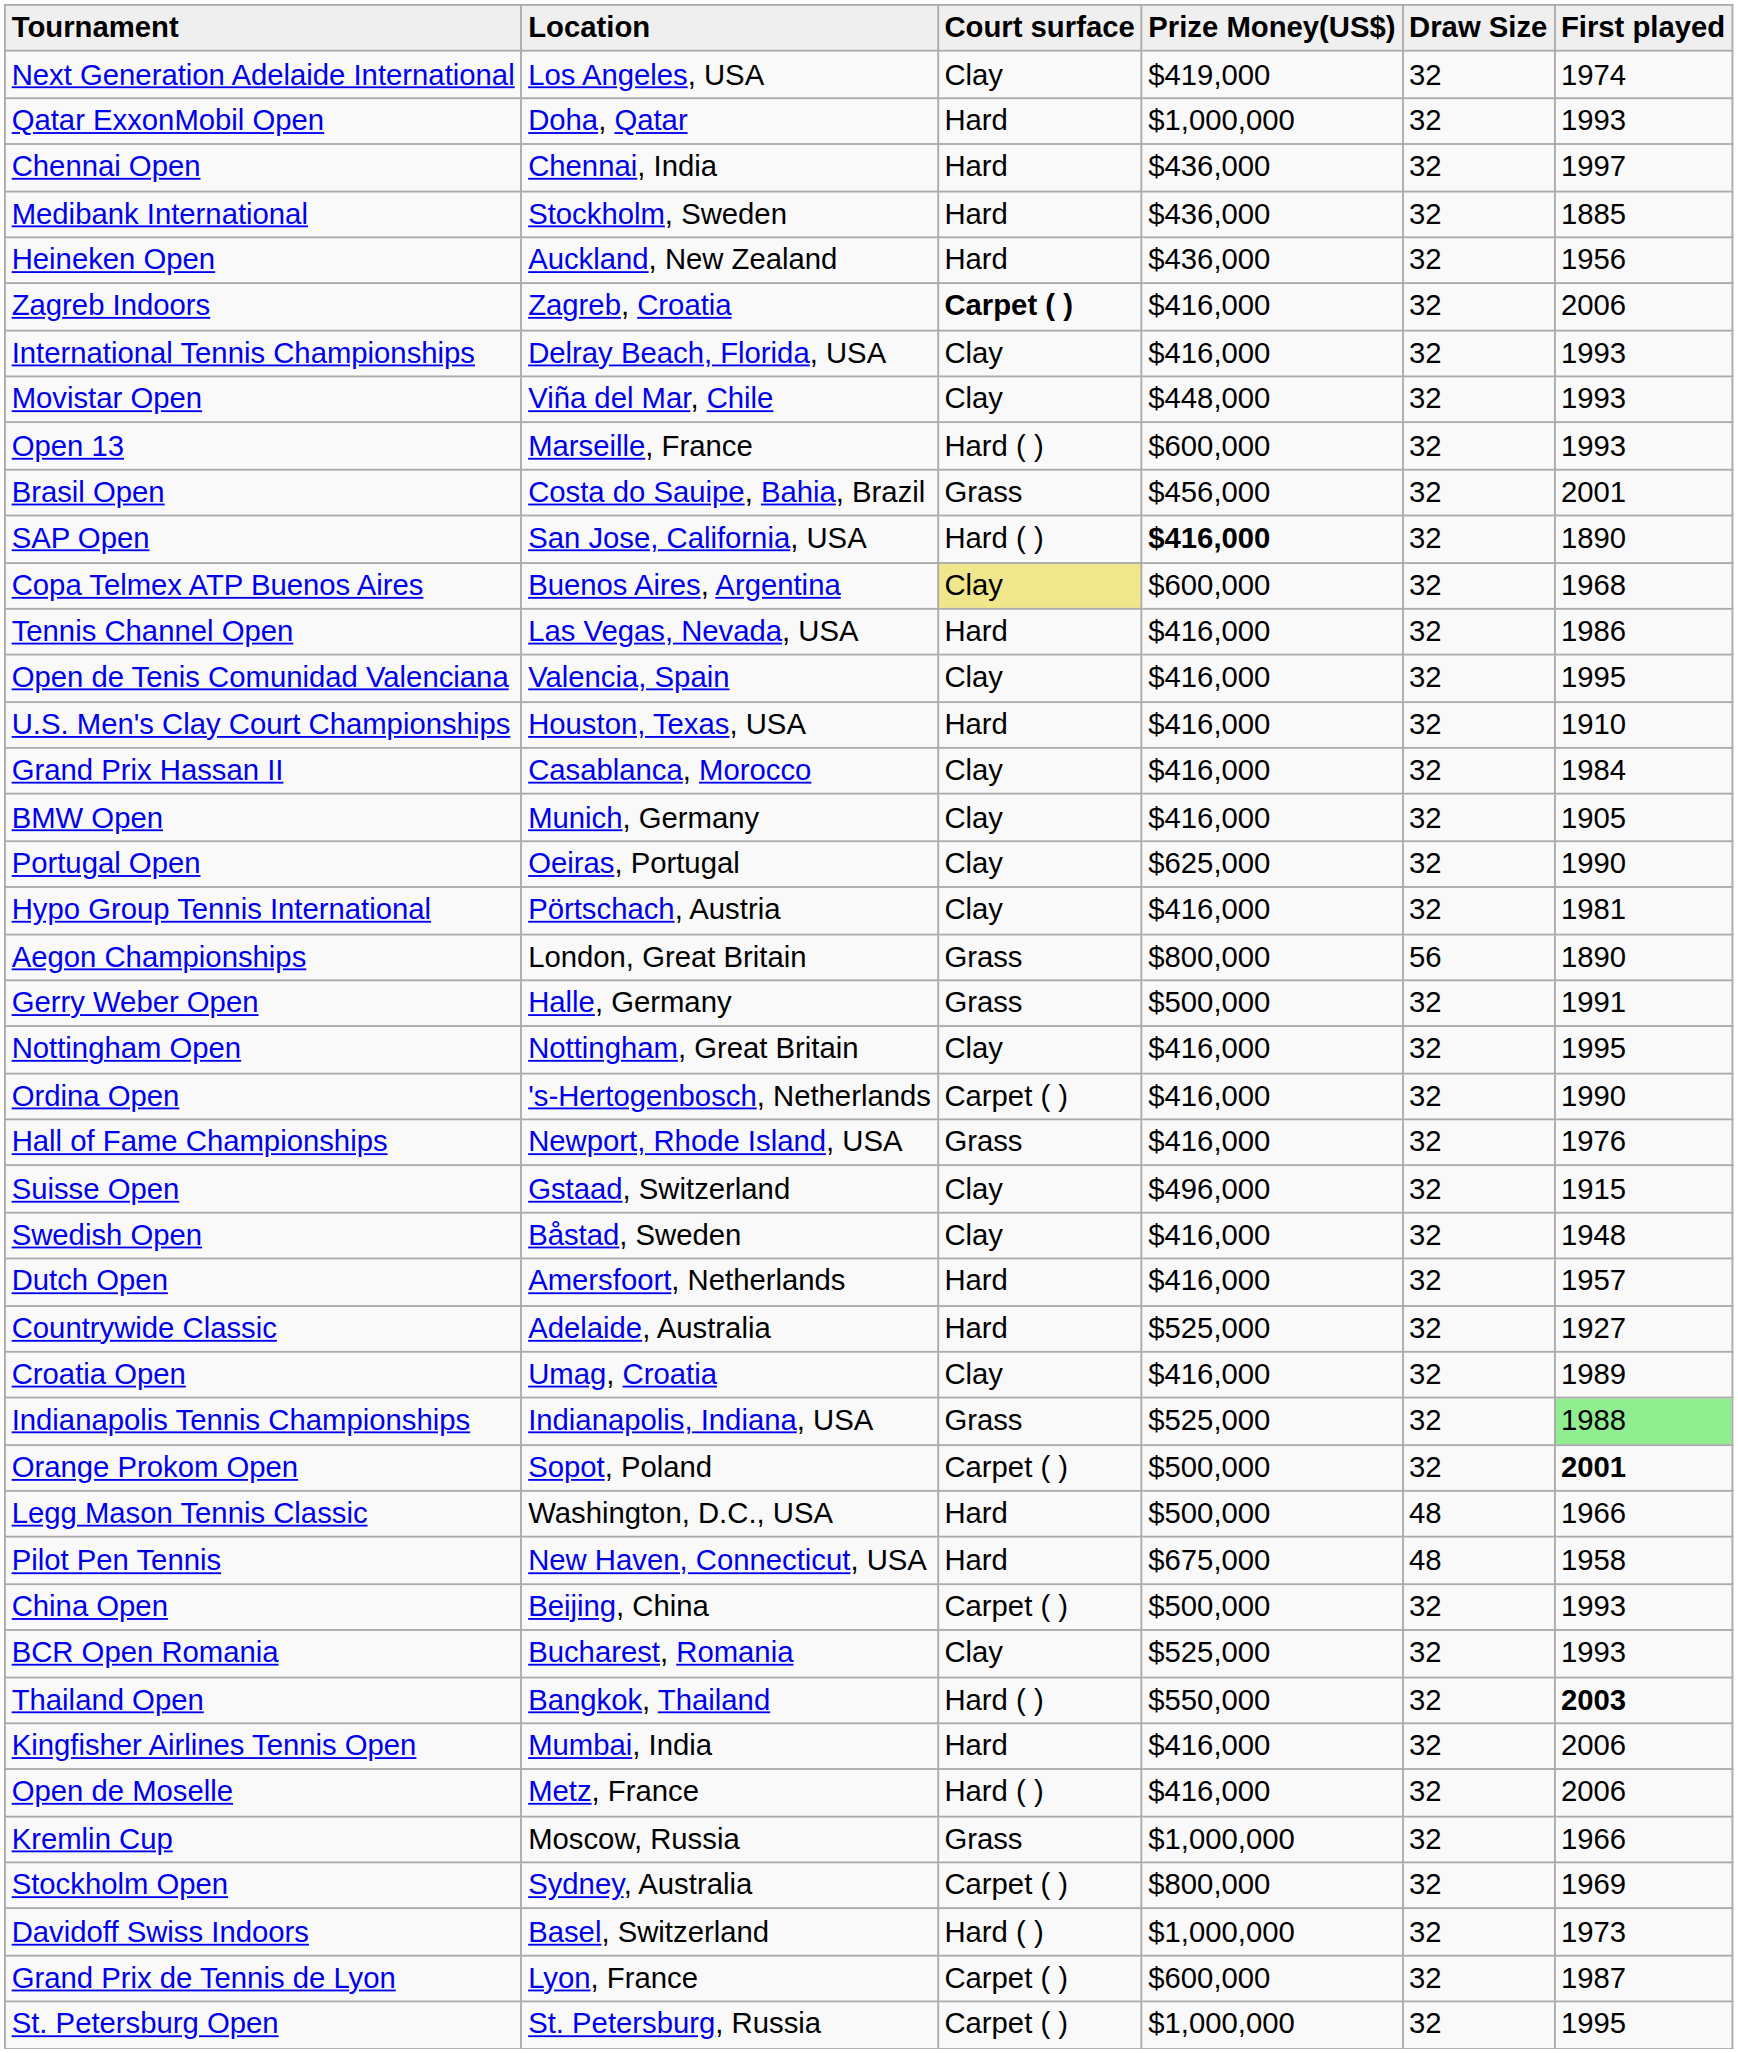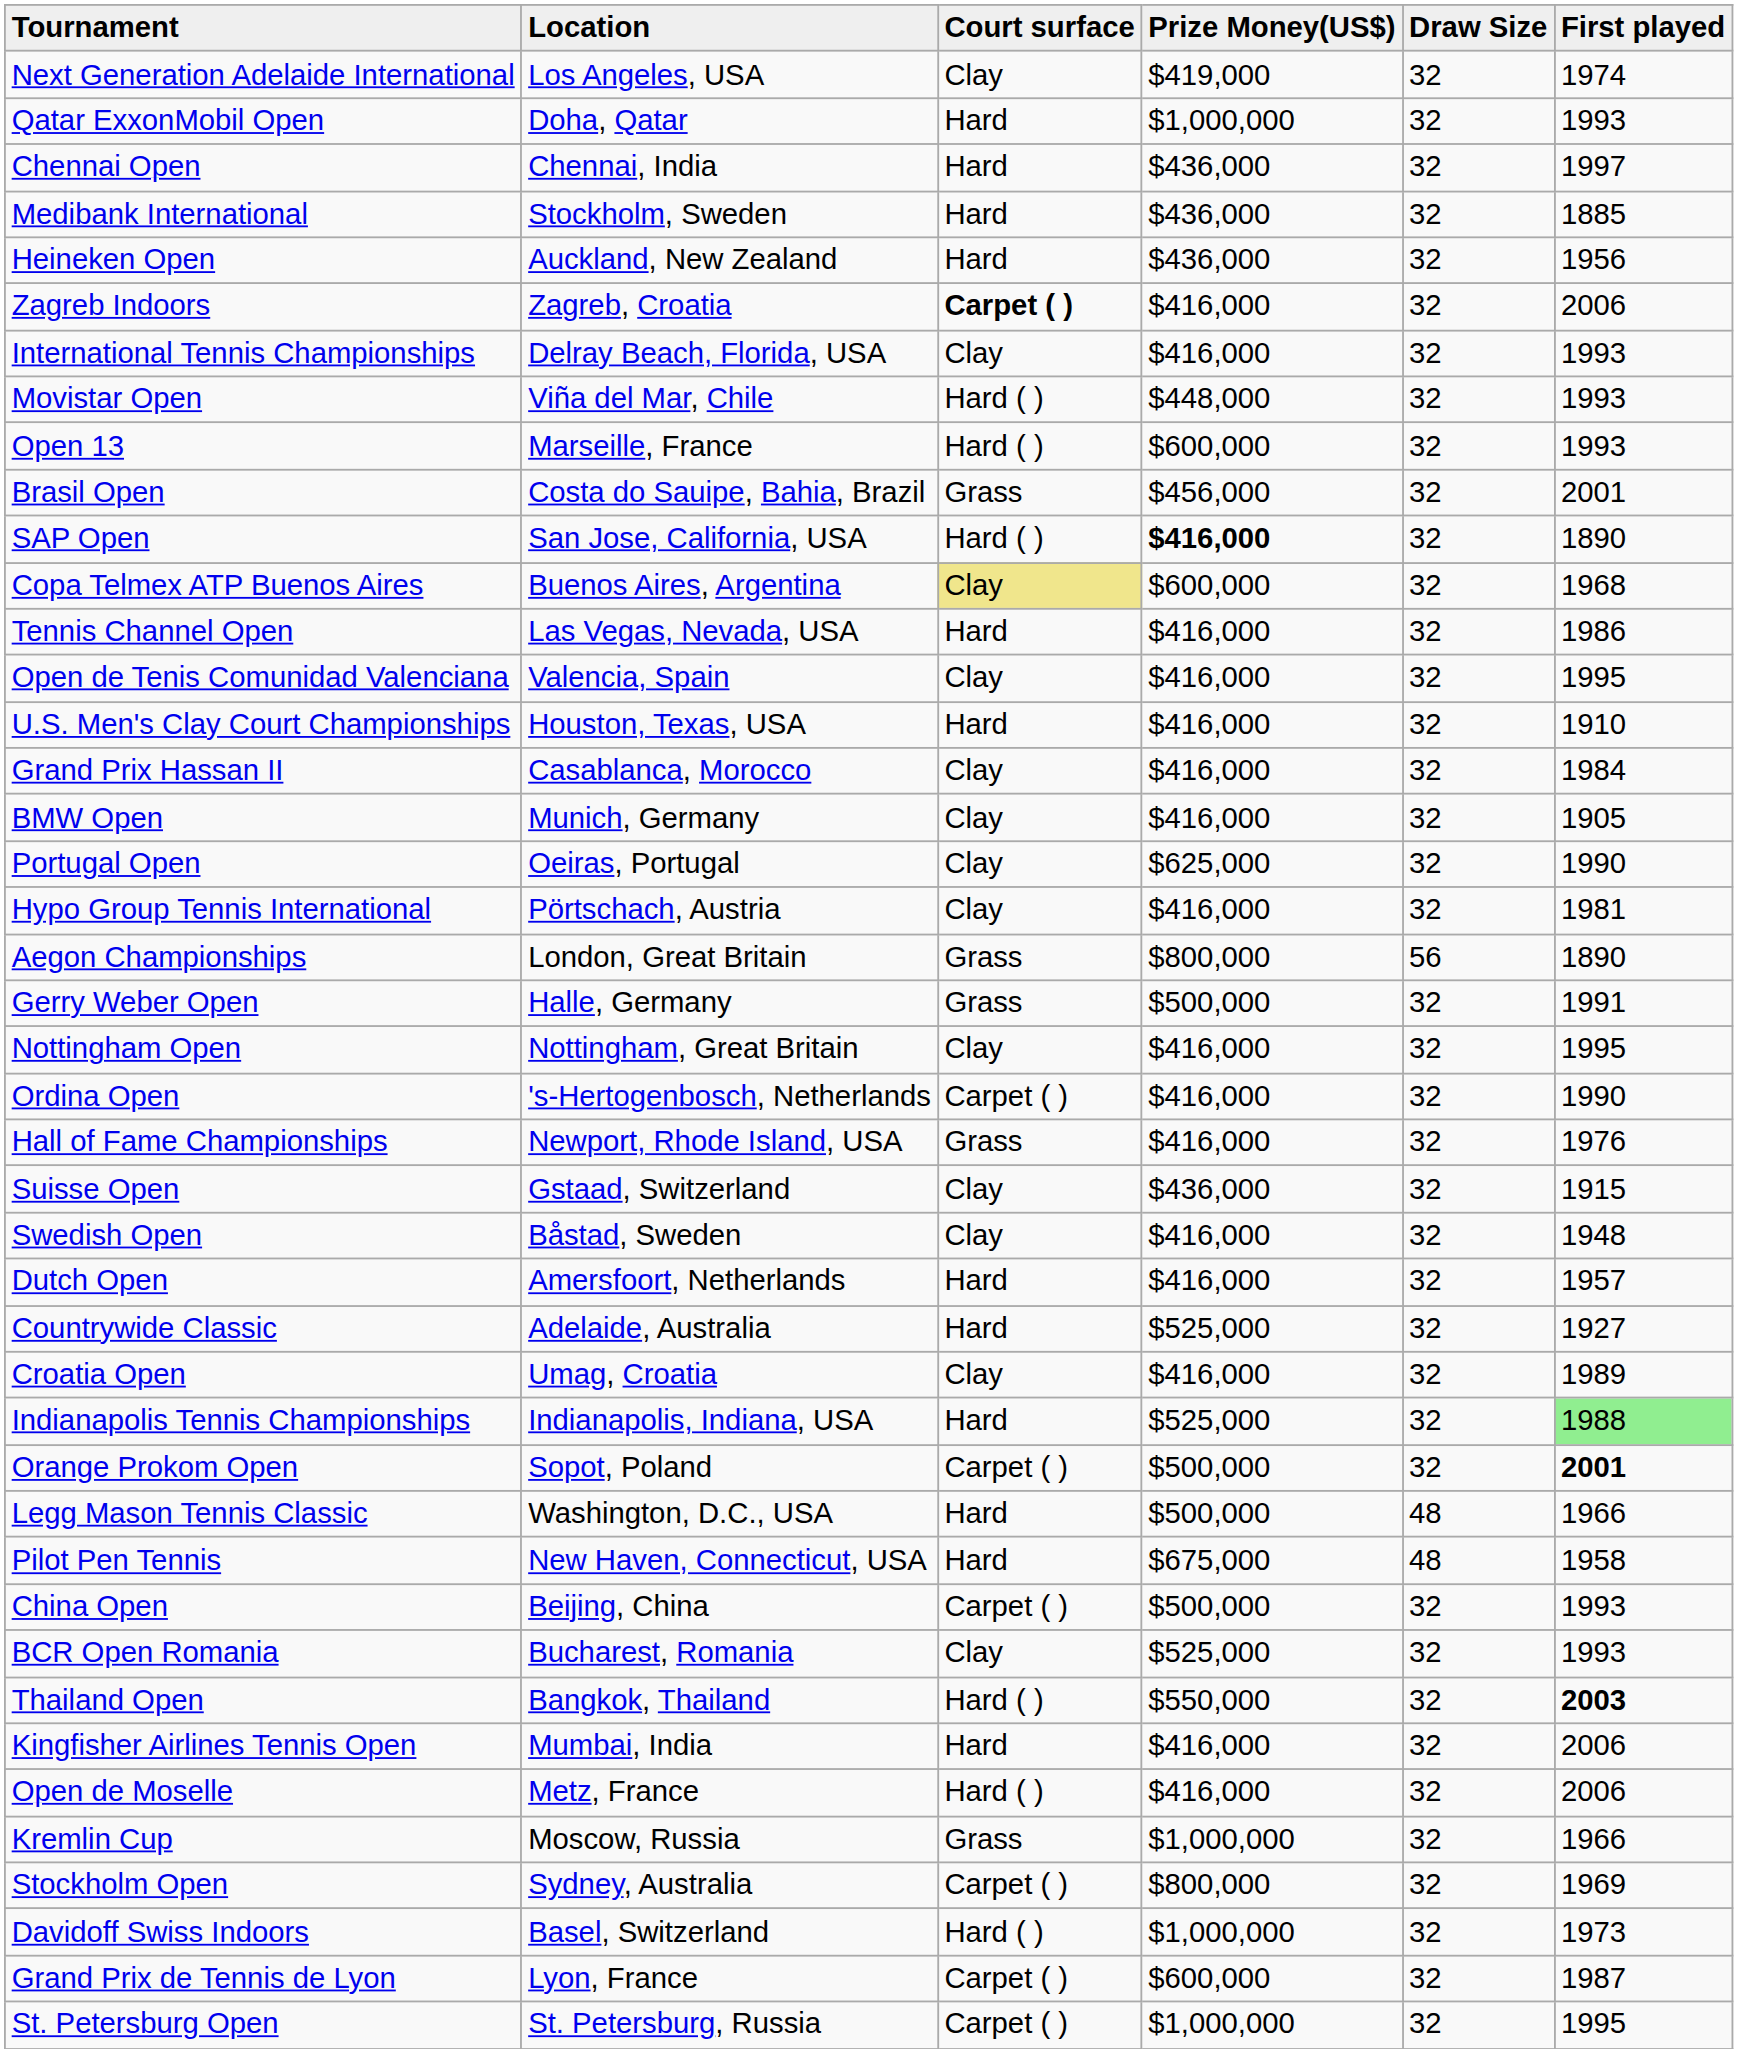(974, 399) Clay -> (994, 399) Hard ( )
(1209, 1188) $496,000 -> (1209, 1188) $436,000
(983, 1420) Grass -> (976, 1420) Hard
